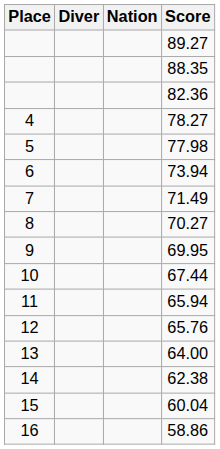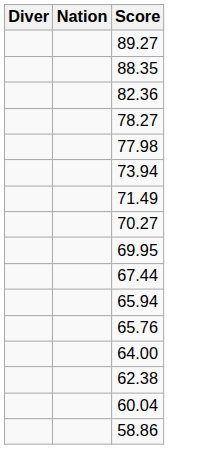- column: (30, 17)
